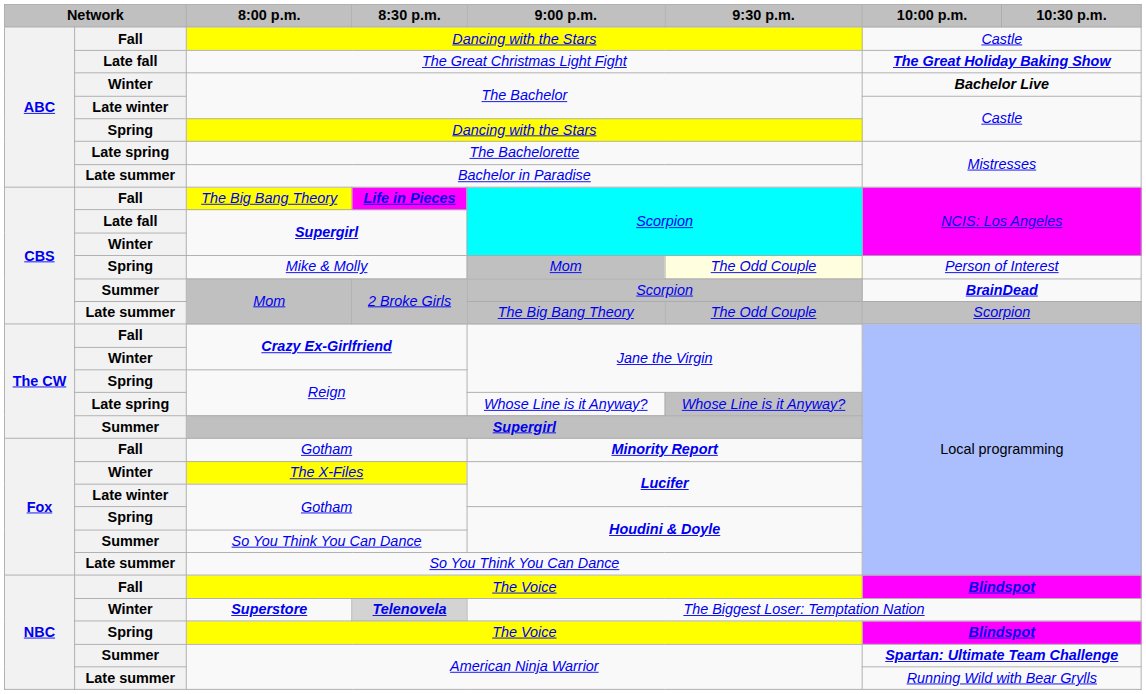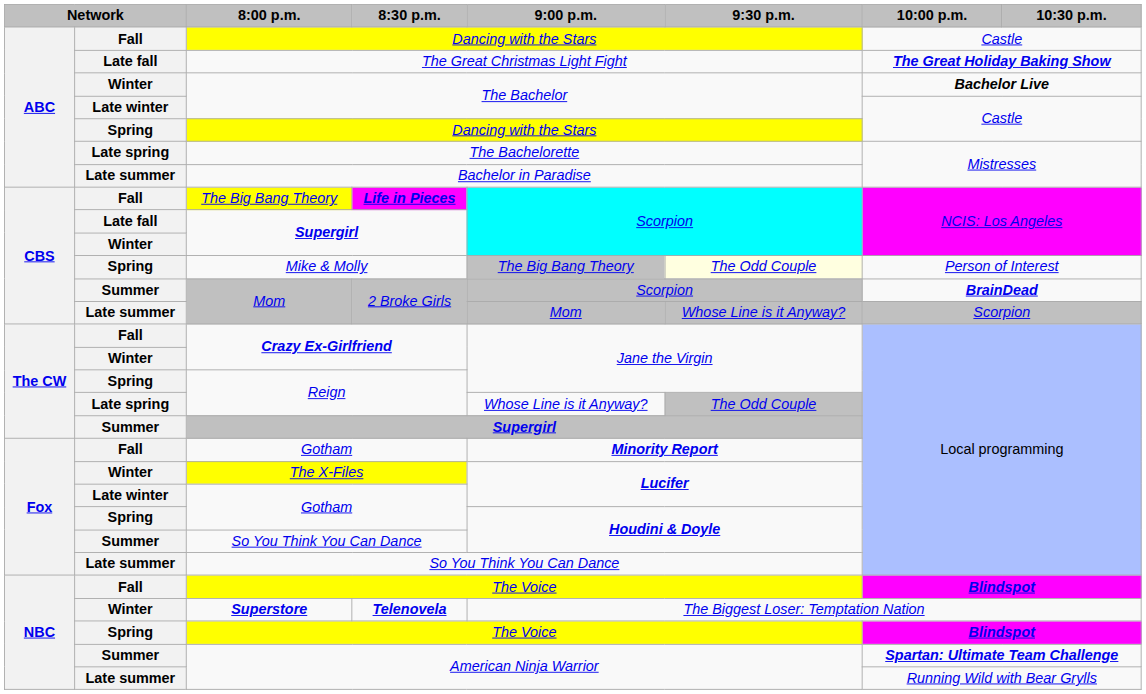(566, 267) Mom -> (566, 267) The Big Bang Theory
(566, 312) The Big Bang Theory -> (566, 312) Mom
(764, 312) The Odd Couple -> (764, 312) Whose Line is it Anyway?
(764, 404) Whose Line is it Anyway? -> (764, 404) The Odd Couple
(410, 609) lightgrey background -> (410, 609) no background
